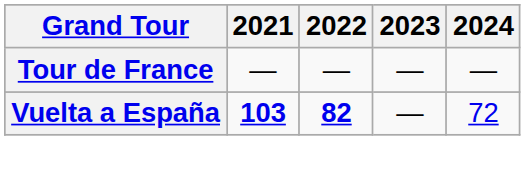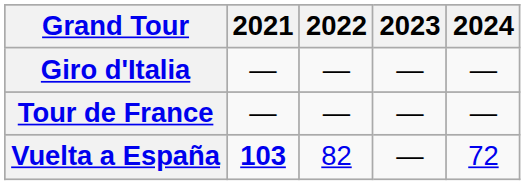+ row: (116, 69)
(337, 112) bold -> (337, 156) normal
